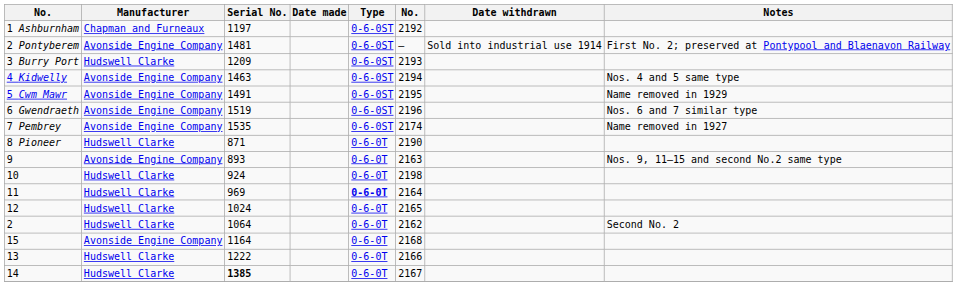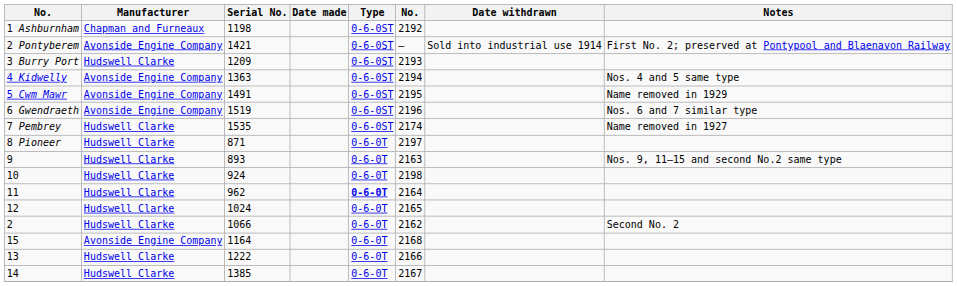(239, 29) 1197 -> (239, 29) 1198
(239, 45) 1481 -> (239, 45) 1421
(239, 78) 1463 -> (239, 78) 1363
(153, 127) Avonside Engine Company -> (129, 127) Hudswell Clarke
(410, 143) 2190 -> (410, 143) 2197
(153, 159) Avonside Engine Company -> (129, 159) Hudswell Clarke
(236, 192) 969 -> (236, 192) 962
(239, 225) 1064 -> (239, 225) 1066
(239, 274) bold -> (239, 274) normal
